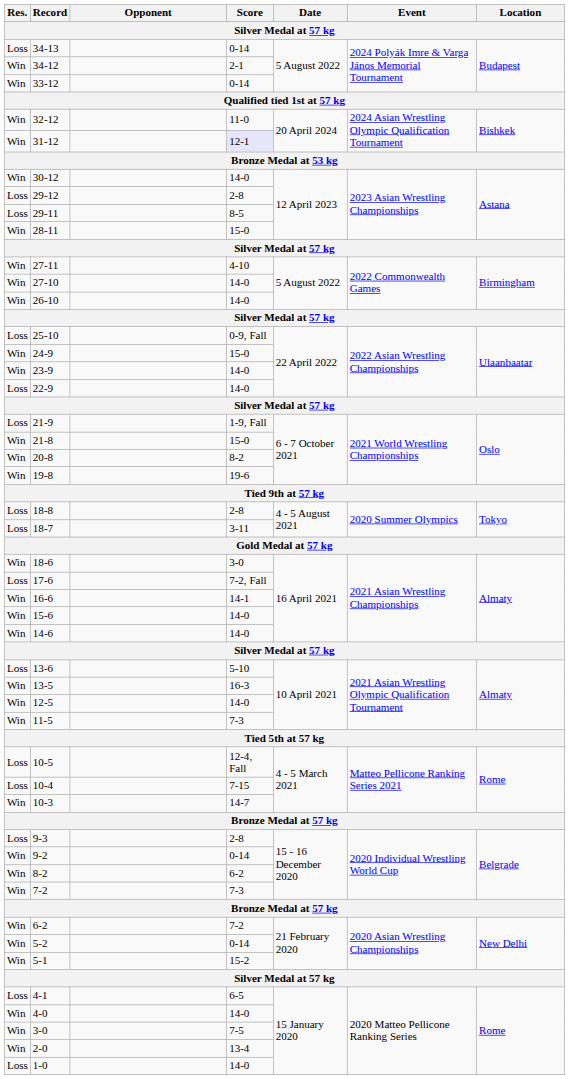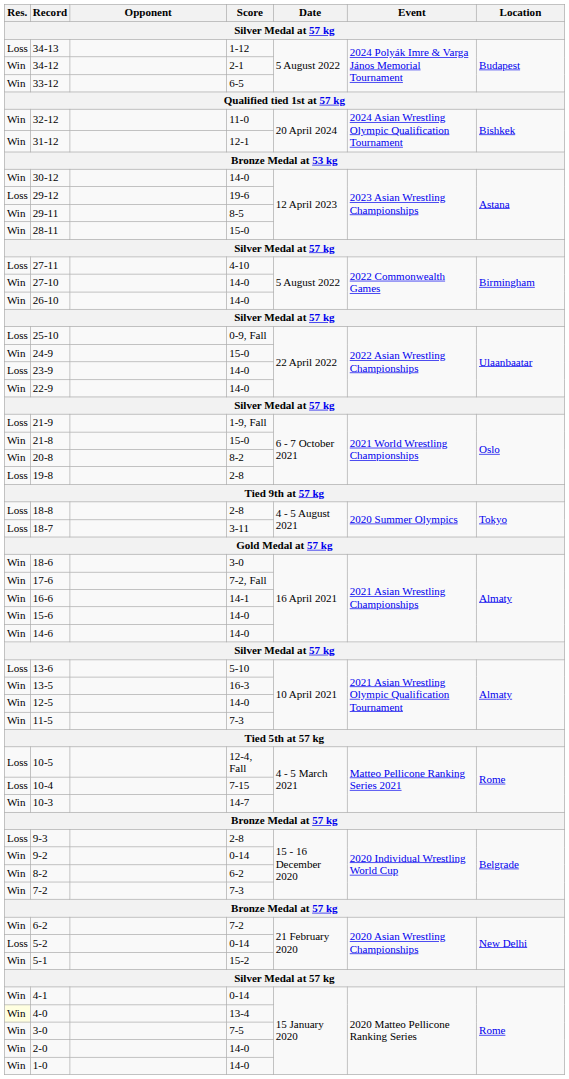(239, 48) 0-14 -> (239, 48) 1-12
(239, 83) 0-14 -> (237, 83) 6-5
(239, 141) lavender background -> (239, 141) no background
(237, 195) 2-8 -> (239, 195) 19-6
(17, 213) Loss -> (16, 213) Win
(16, 265) Win -> (17, 265) Loss
(16, 370) Win -> (17, 370) Loss
(17, 388) Loss -> (16, 388) Win
(16, 475) Win -> (17, 475) Loss
(239, 475) 19-6 -> (237, 475) 2-8
(17, 580) Loss -> (16, 580) Win
(16, 943) Win -> (17, 943) Loss
(17, 995) Loss -> (16, 995) Win
(237, 995) 6-5 -> (239, 995) 0-14
(16, 1013) no background -> (16, 1013) lightyellow background
(239, 1013) 14-0 -> (239, 1013) 13-4
(239, 1048) 13-4 -> (239, 1048) 14-0
(17, 1066) Loss -> (16, 1066) Win
